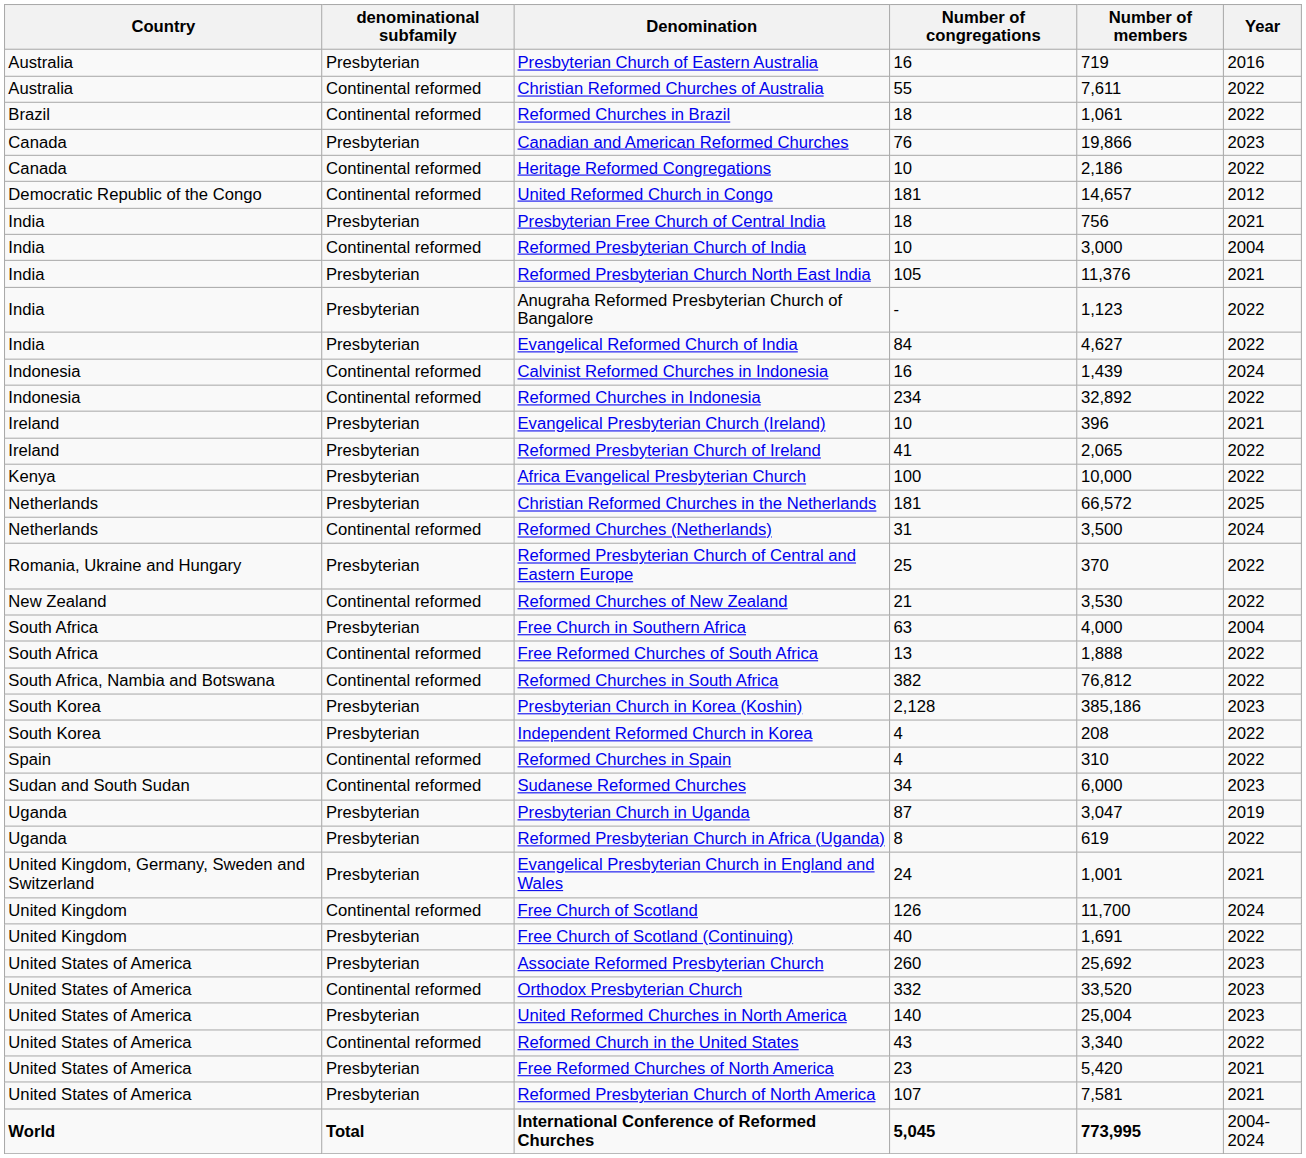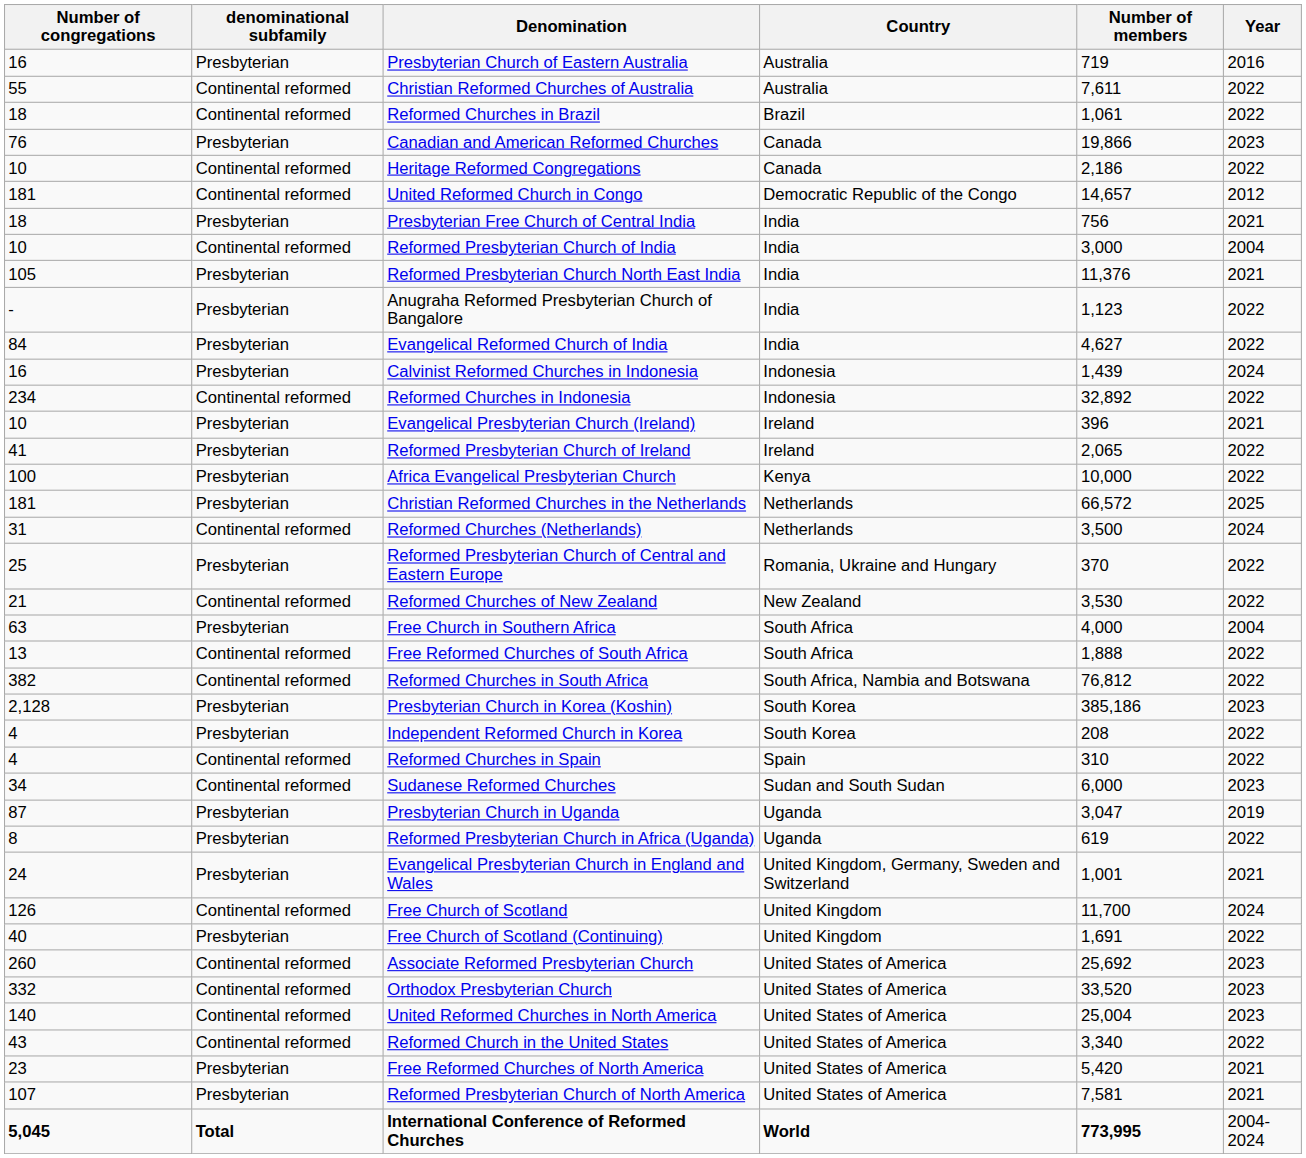columns swapped: (163, 27) <-> (983, 27)
(404, 371) Continental reformed -> (242, 371) Presbyterian
(373, 963) Presbyterian -> (273, 963) Continental reformed
(373, 1016) Presbyterian -> (273, 1016) Continental reformed
